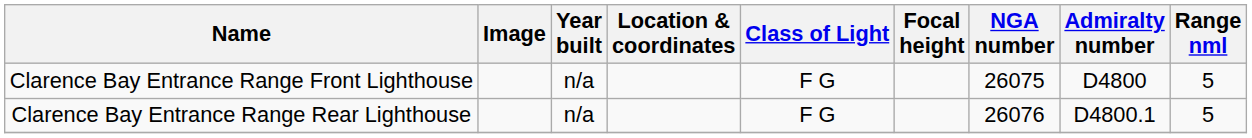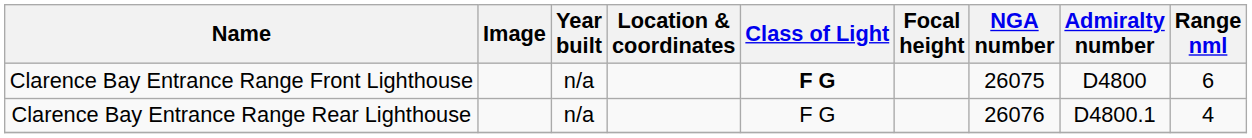(817, 80) normal -> (817, 80) bold
(1208, 80) 5 -> (1208, 80) 6
(1208, 115) 5 -> (1208, 115) 4
